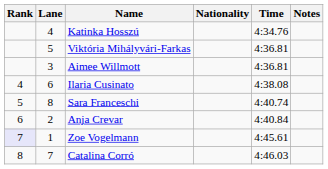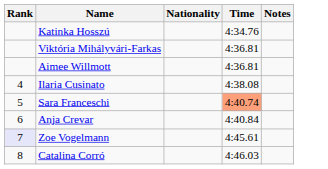- column: (50, 13)
(271, 102) no background -> (242, 102) lightsalmon background
